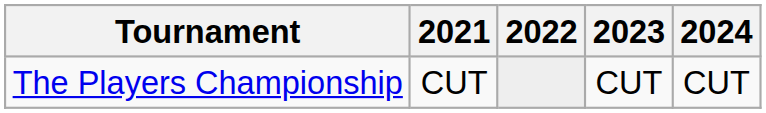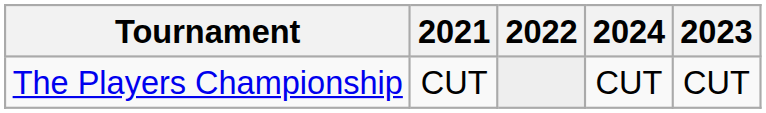columns swapped: (629, 31) <-> (716, 31)
